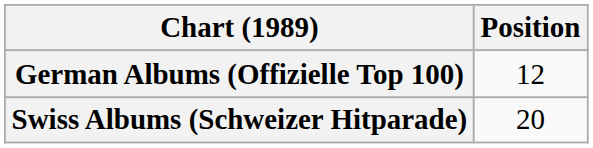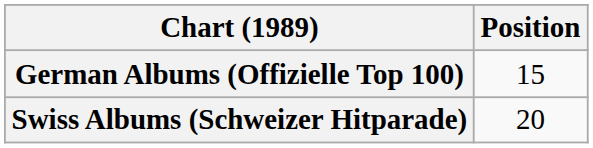(530, 73) 12 -> (530, 73) 15
